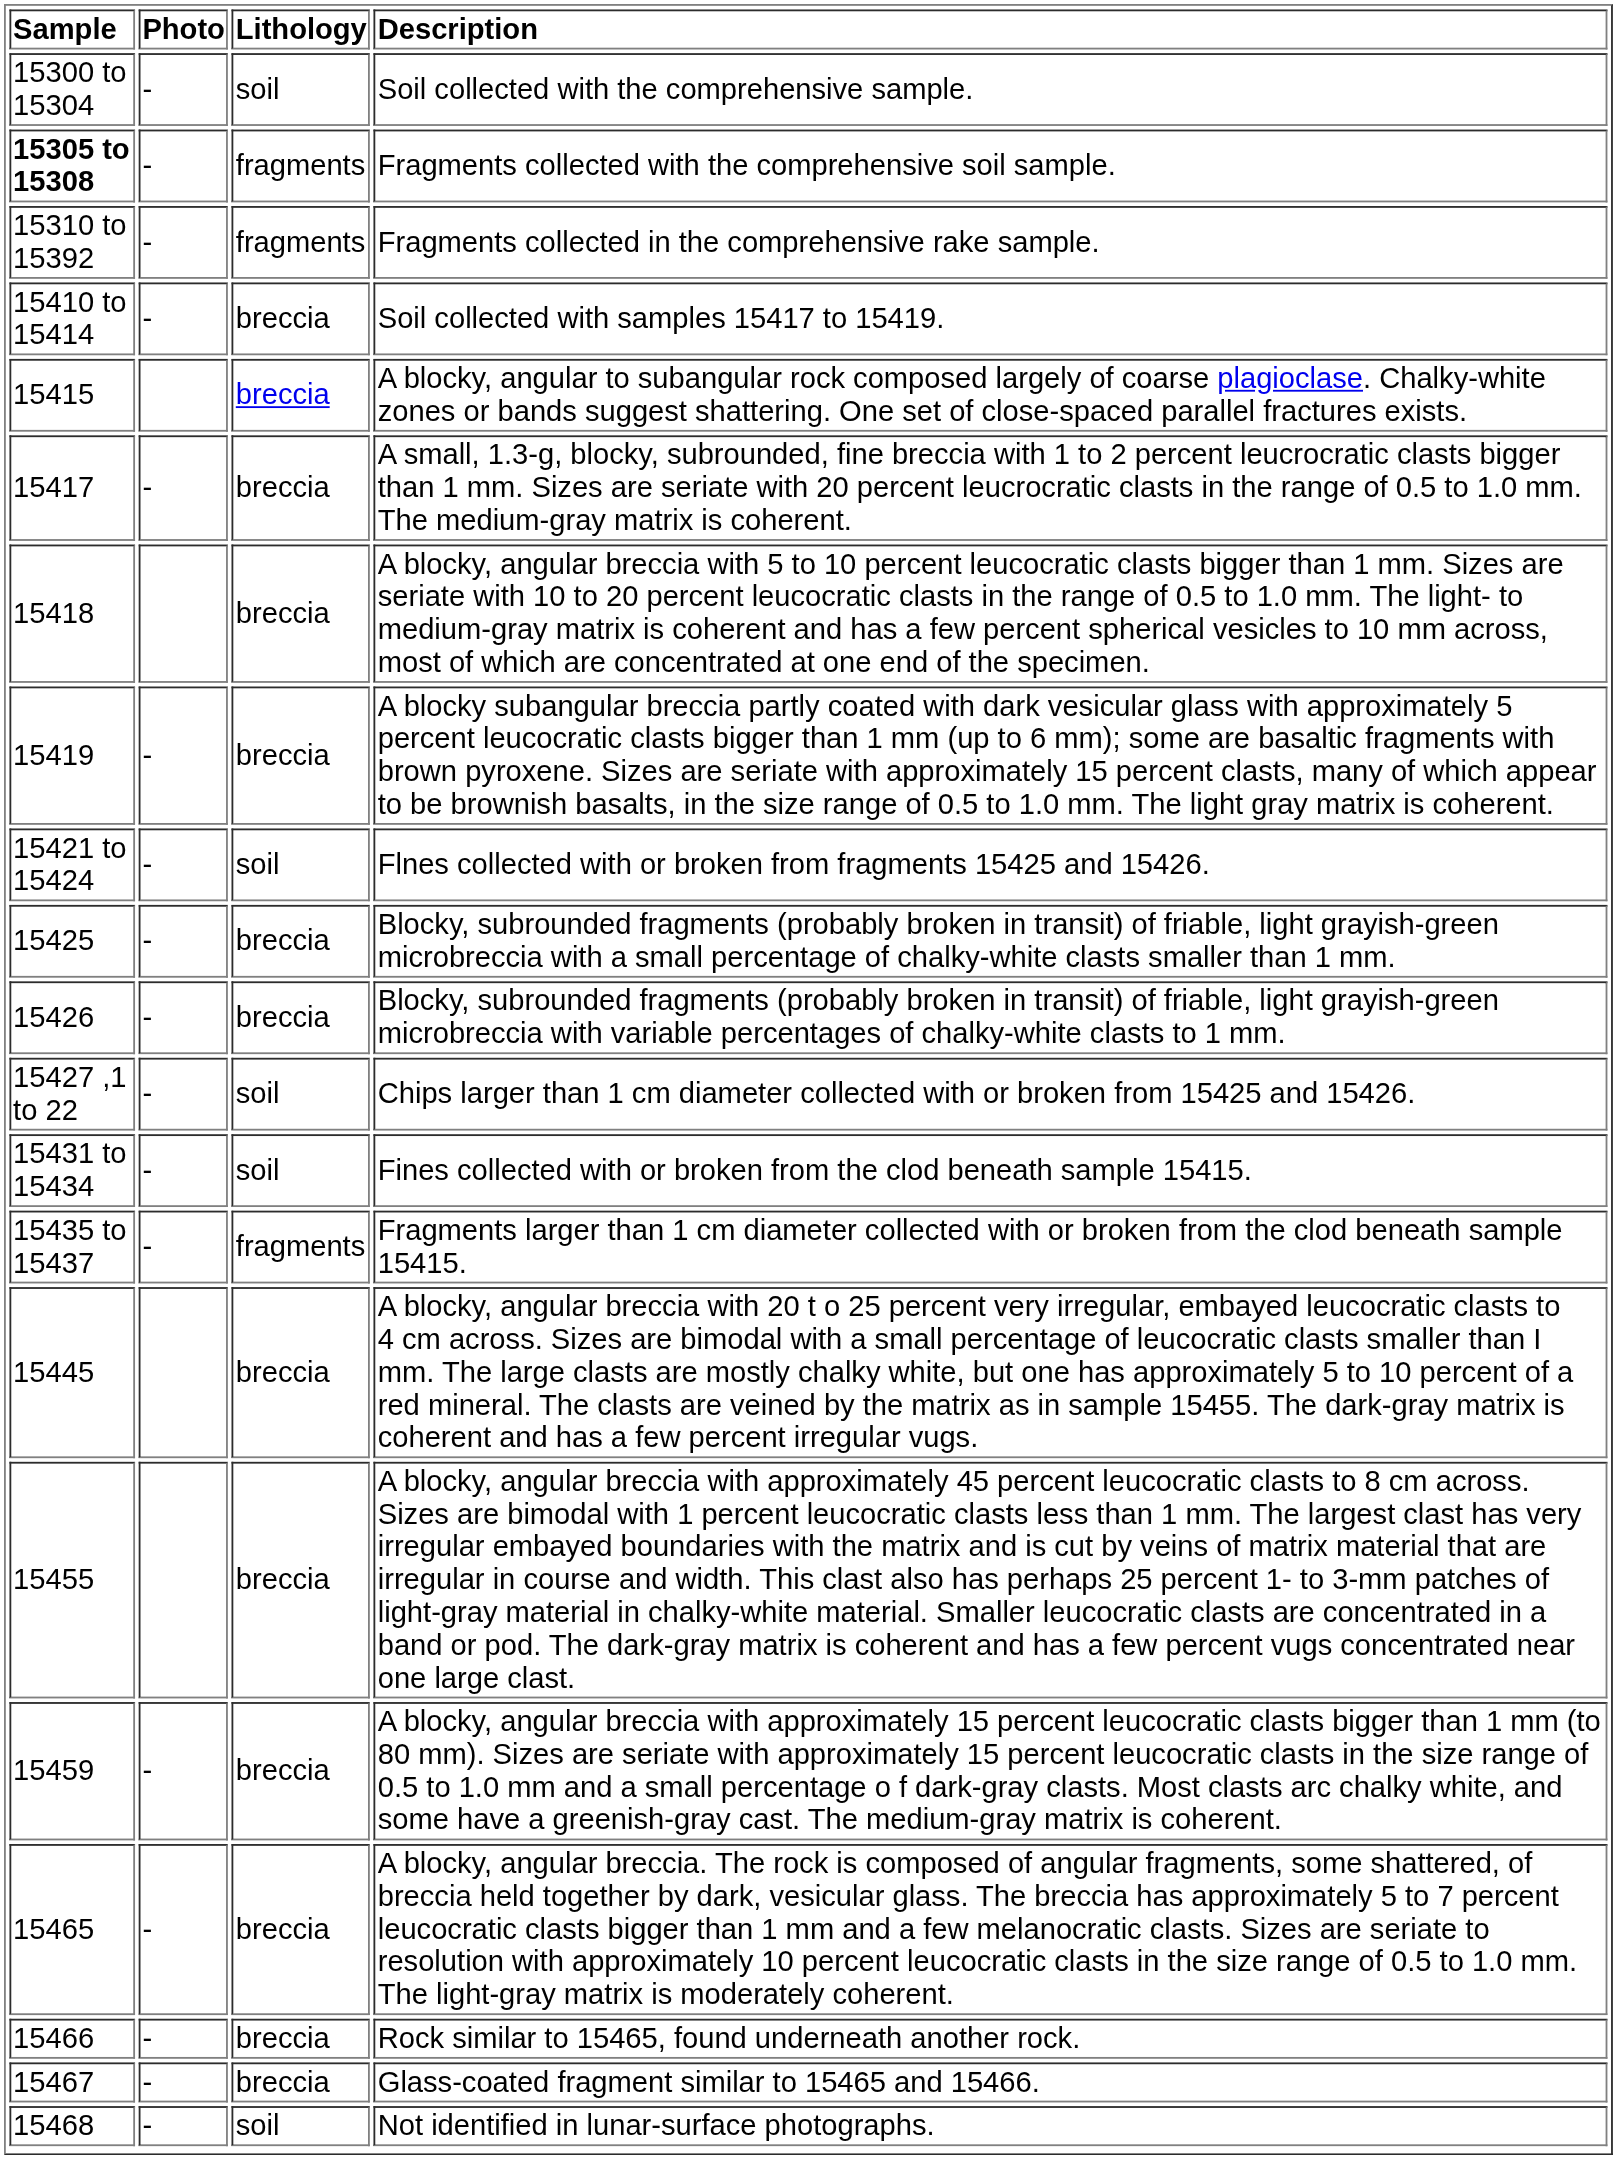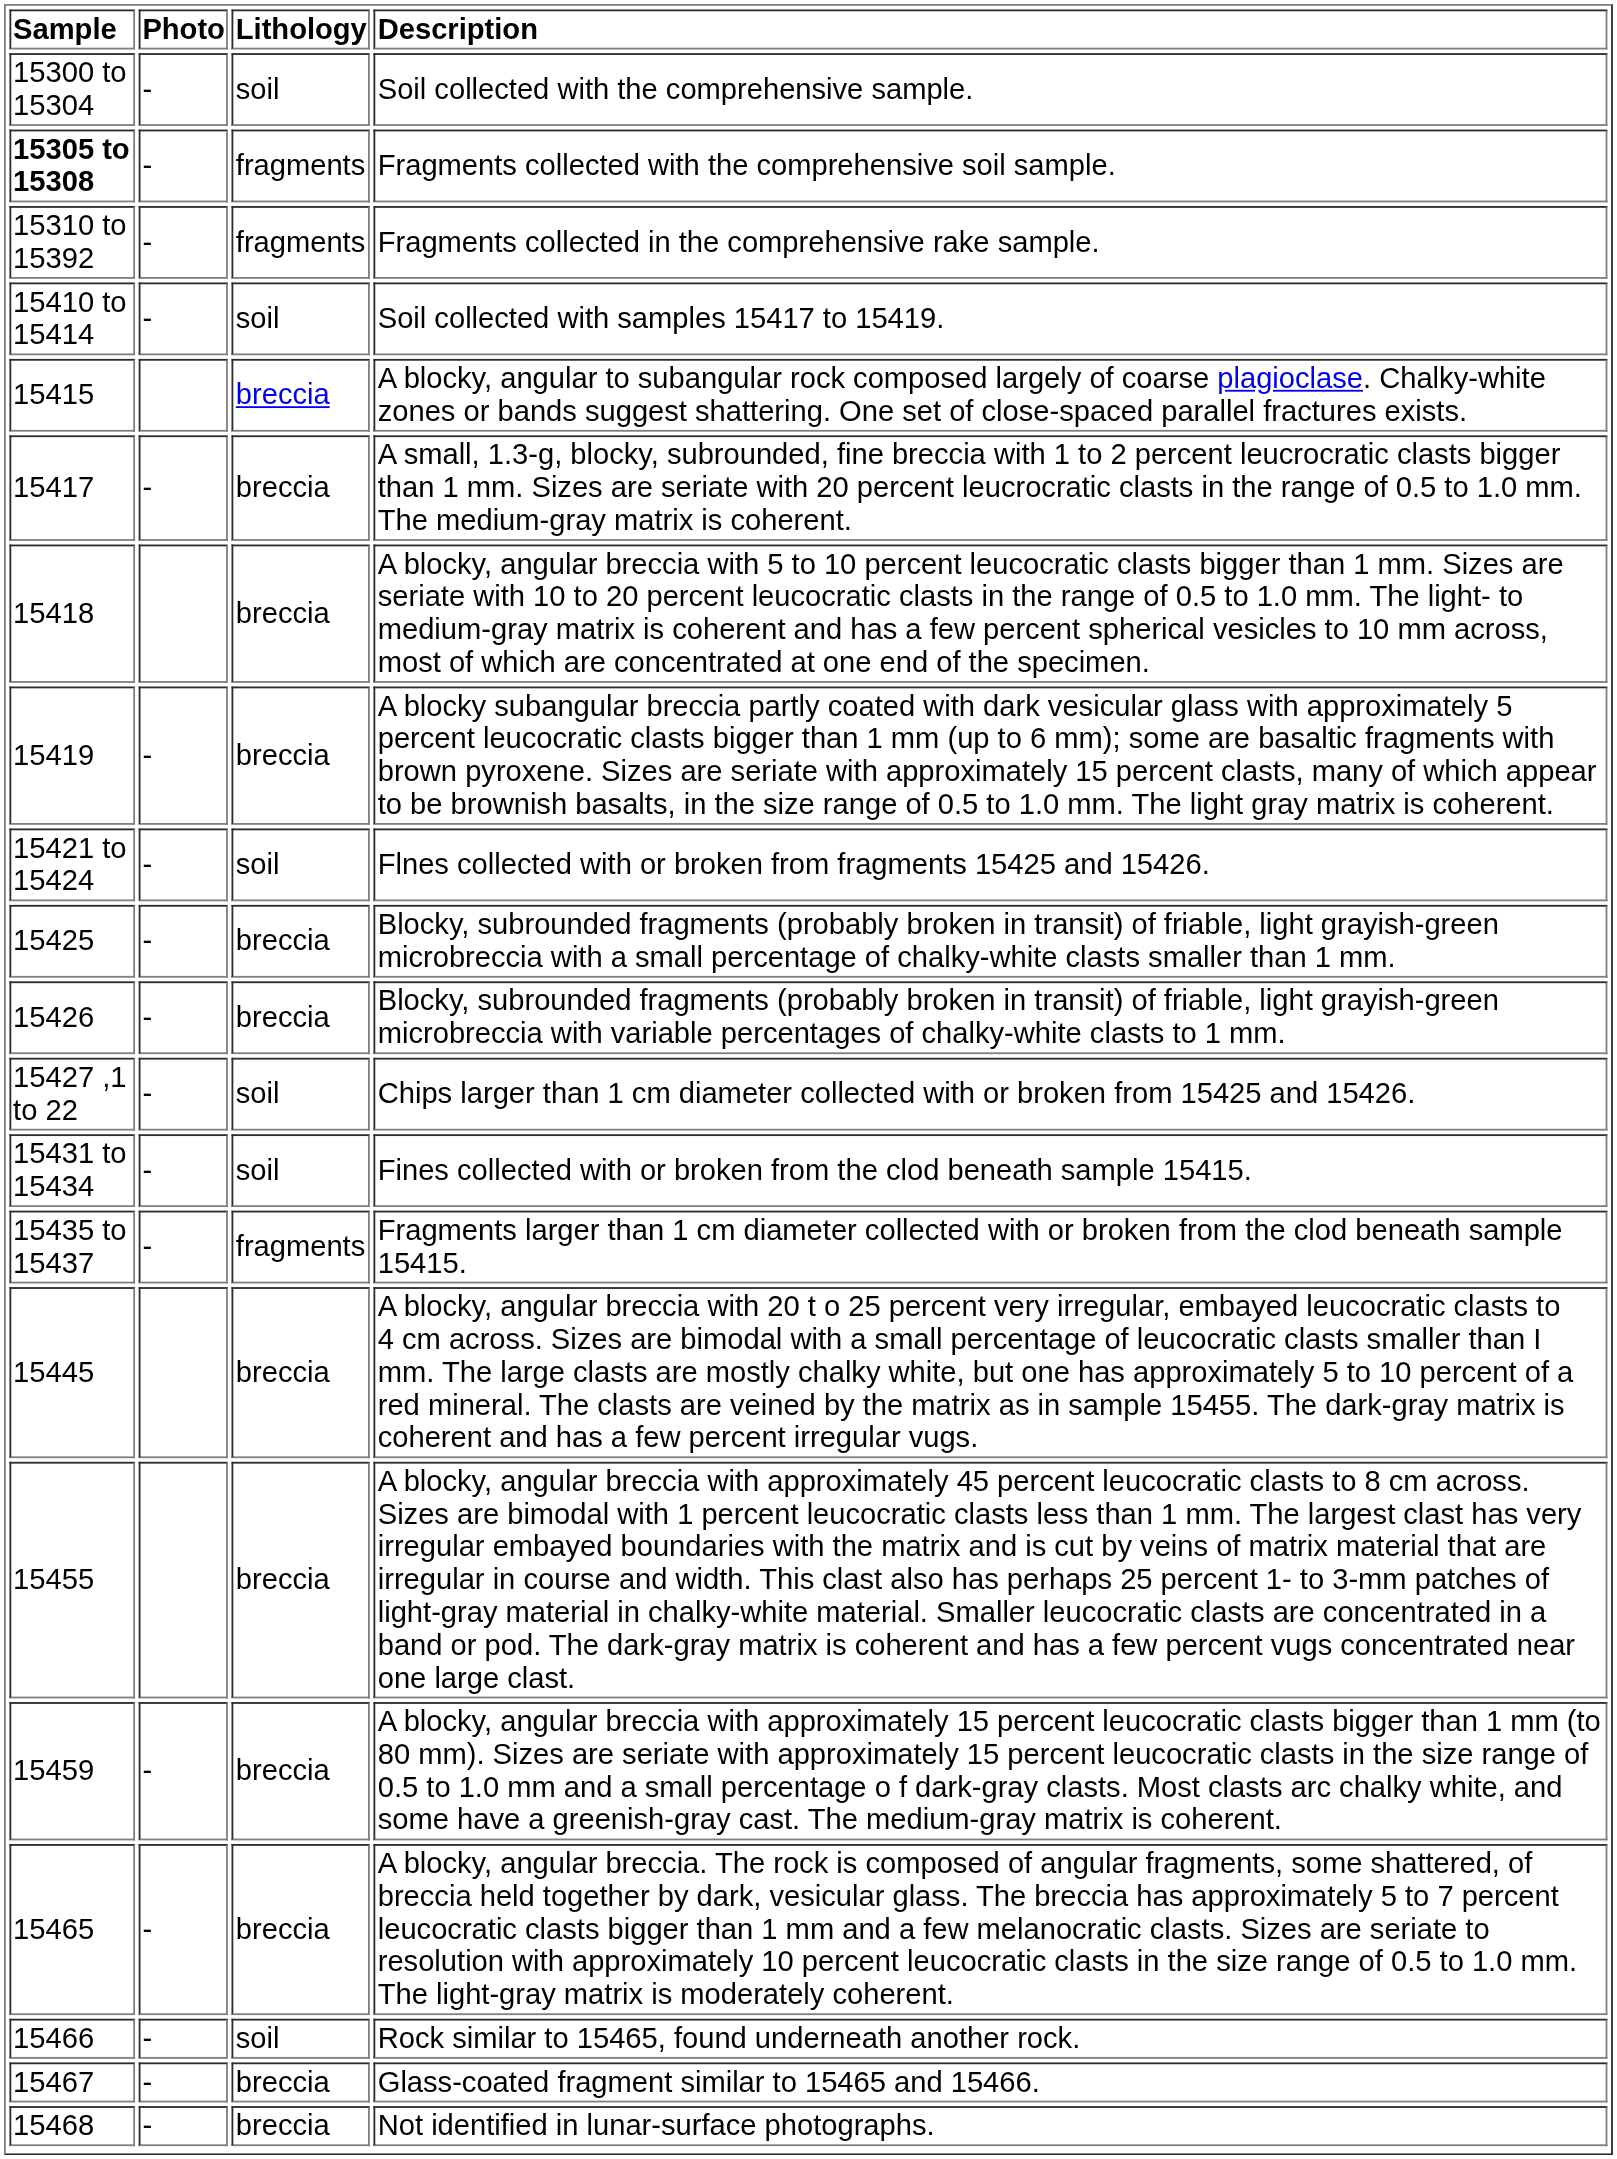(283, 318) breccia -> (258, 318) soil
(283, 2038) breccia -> (258, 2038) soil
(258, 2125) soil -> (283, 2125) breccia
